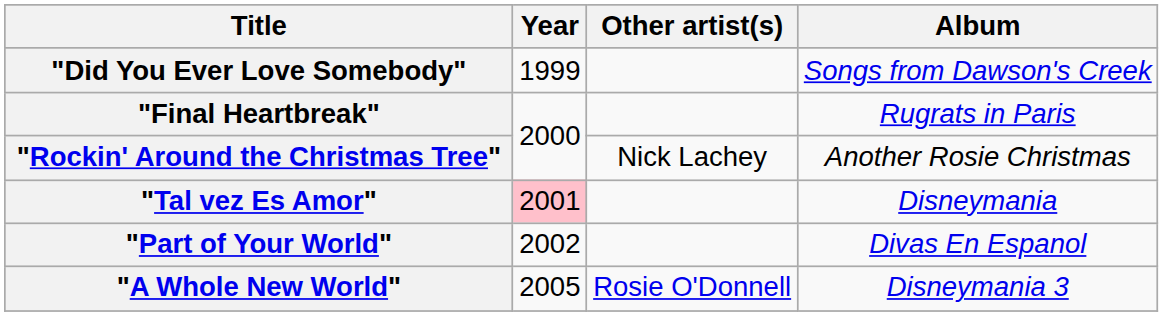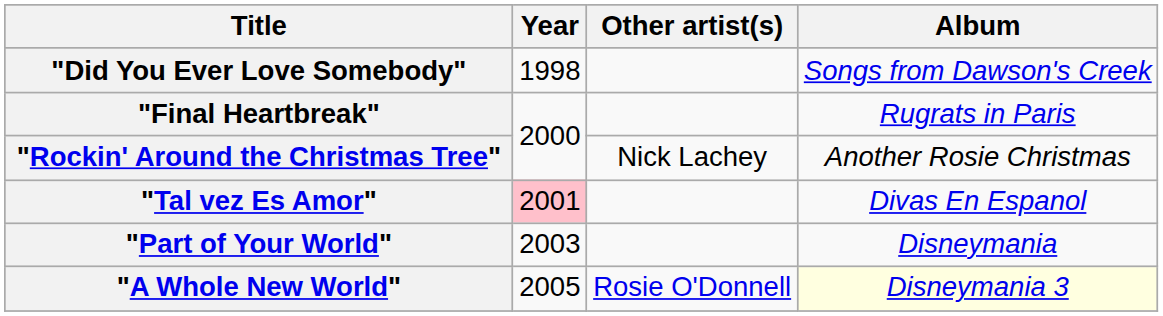(550, 69) 1999 -> (550, 69) 1998
(978, 200) Disneymania -> (978, 200) Divas En Espanol
(550, 244) 2002 -> (550, 244) 2003
(978, 244) Divas En Espanol -> (978, 244) Disneymania
(978, 288) no background -> (978, 288) lightyellow background
